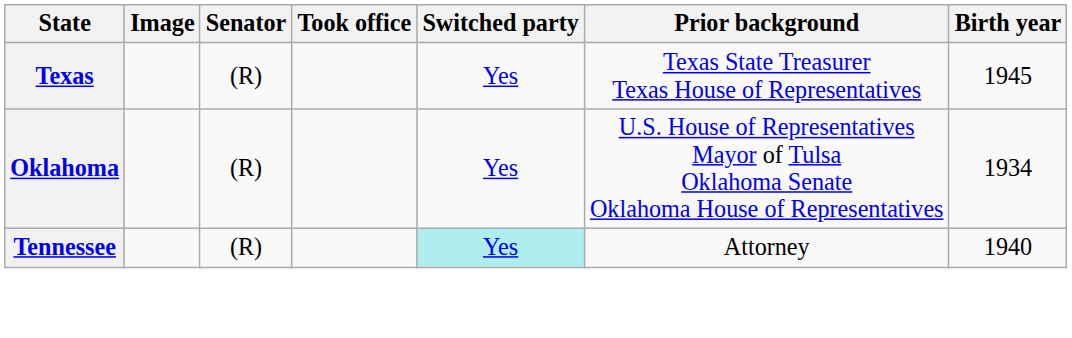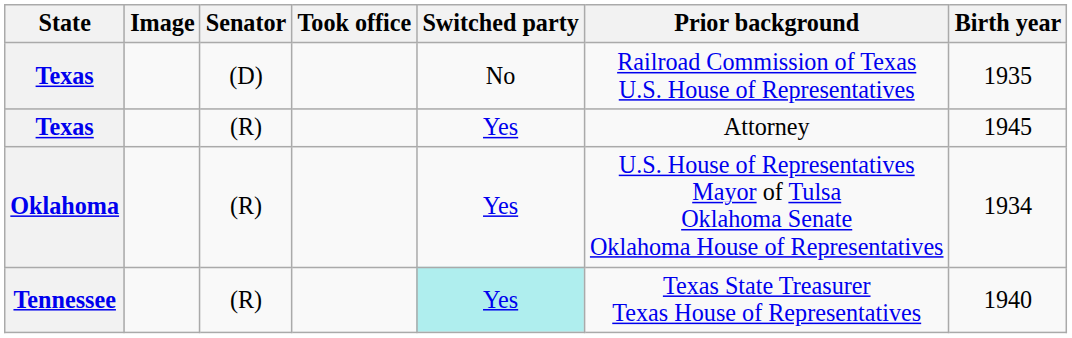+ row: (65, 75)
(767, 75) Texas State Treasurer Texas House of Representatives -> (767, 127) Attorney
(767, 247) Attorney -> (767, 299) Texas State Treasurer Texas House of Representatives
